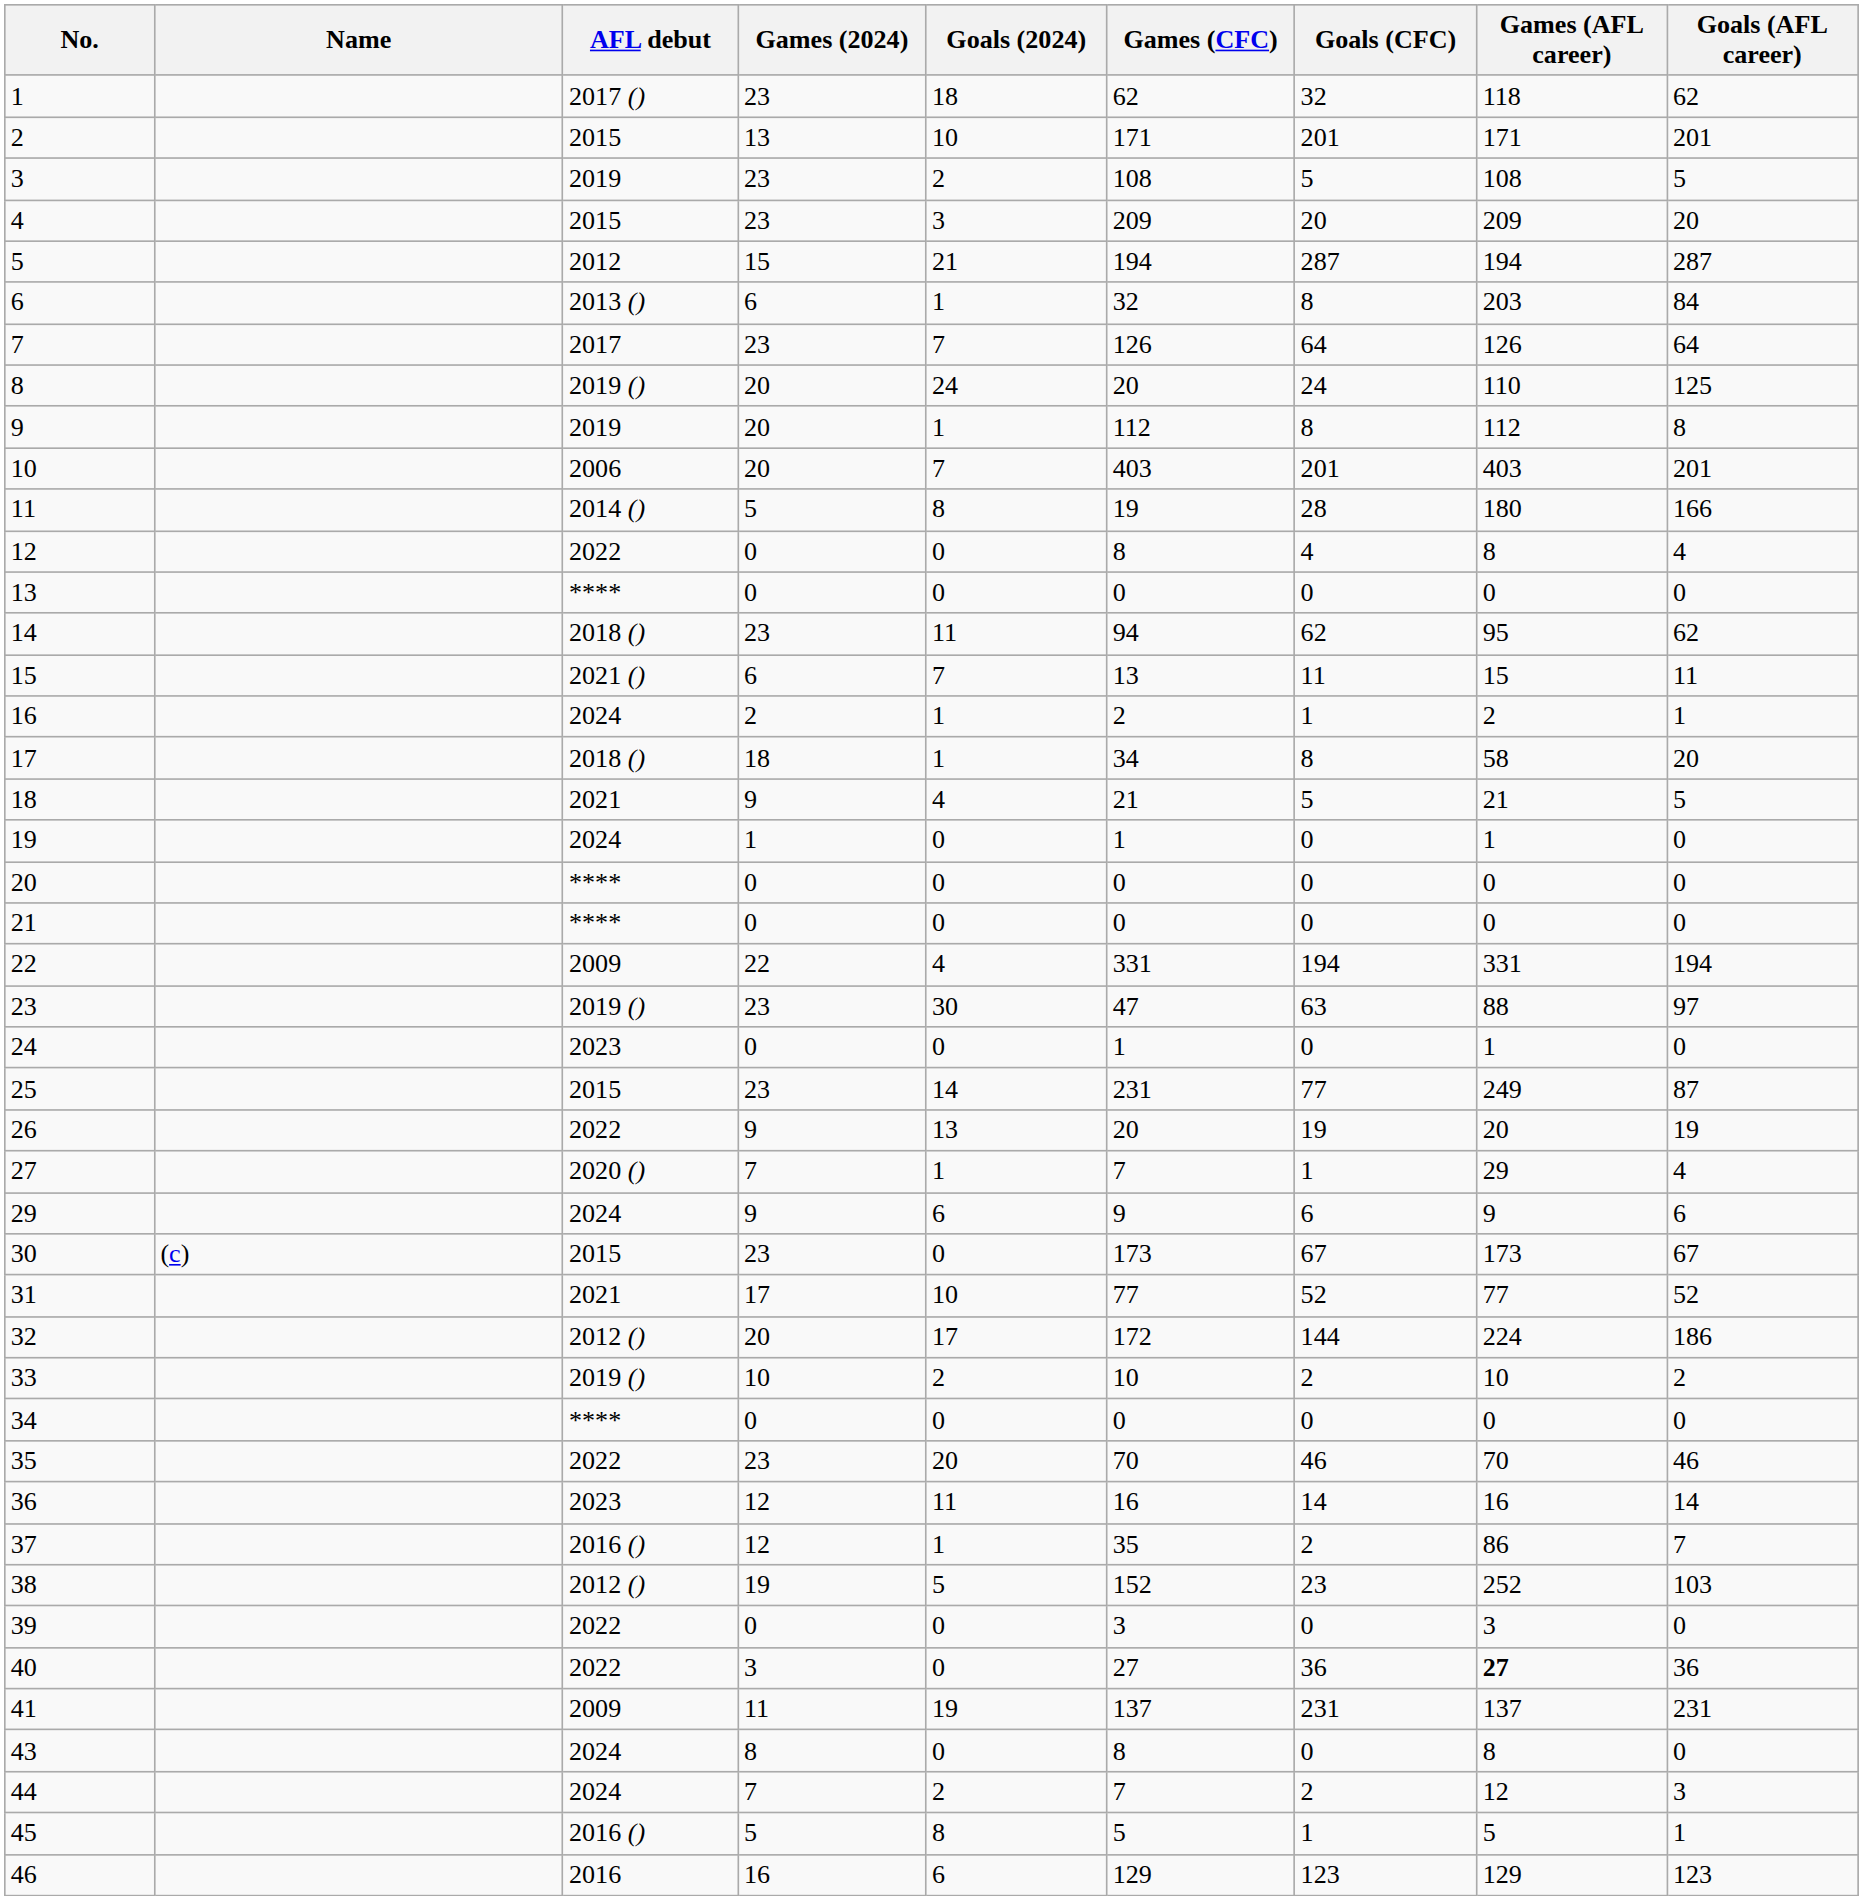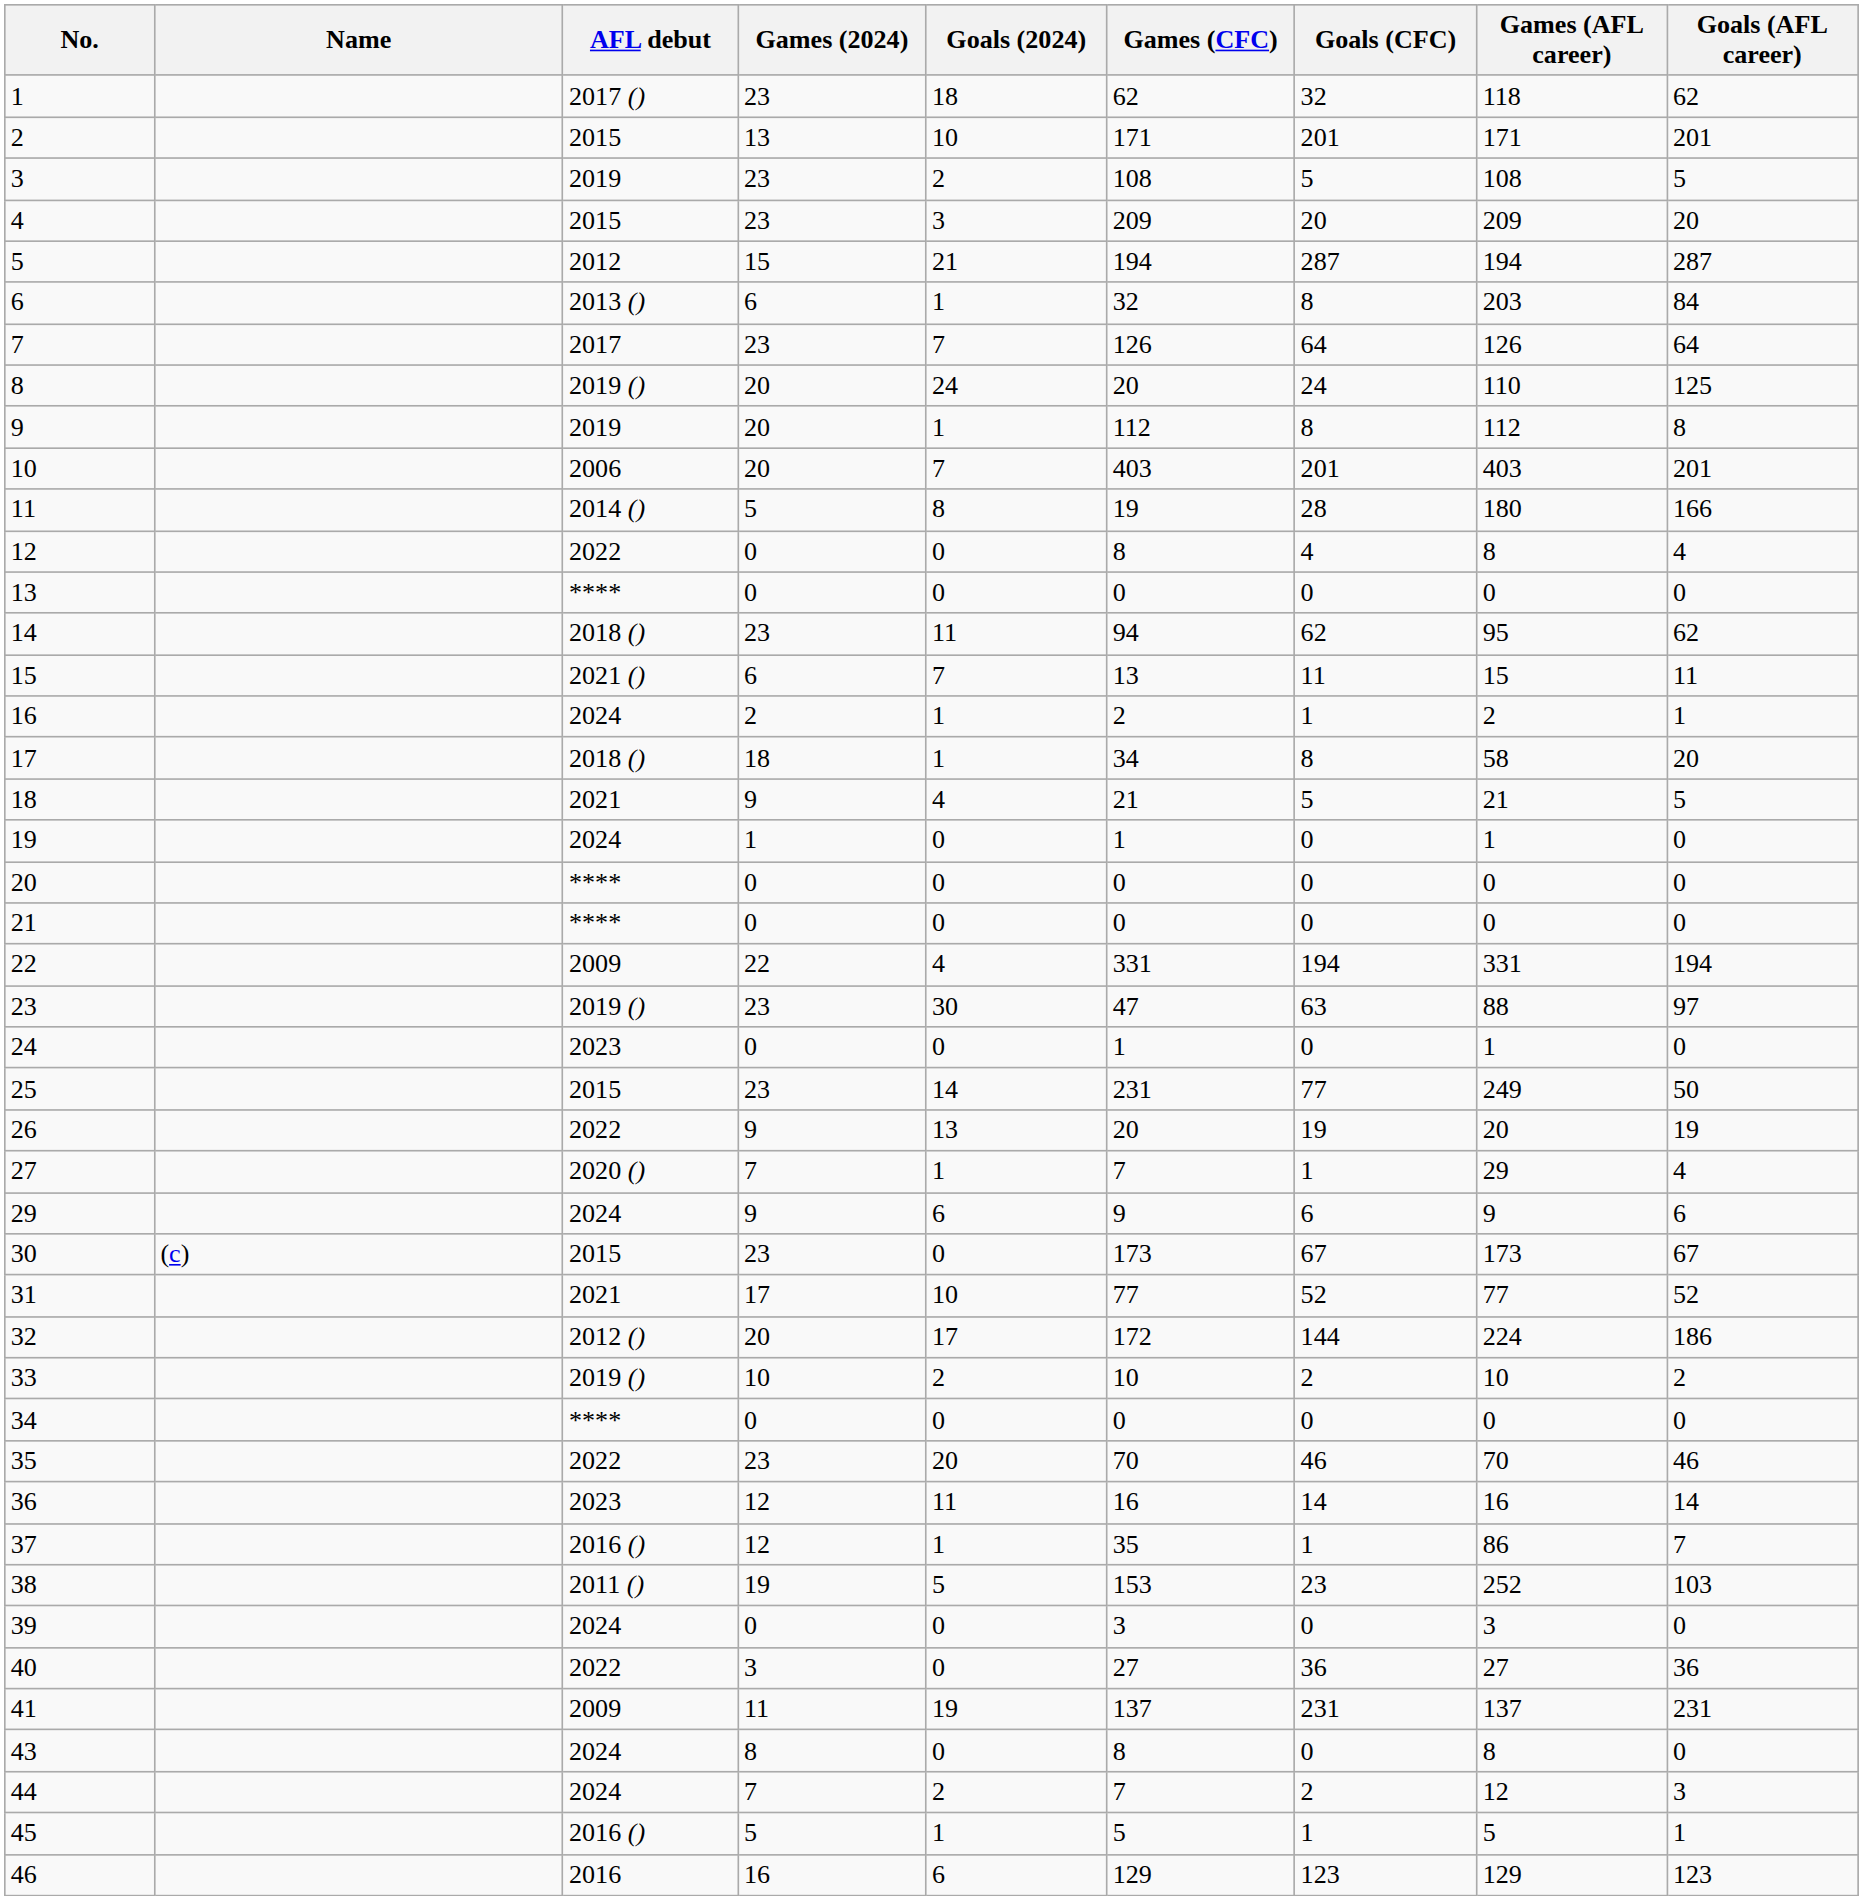(1686, 1088) 87 -> (1686, 1088) 50
(1307, 1543) 2 -> (1307, 1543) 1
(607, 1584) 2012 () -> (607, 1584) 2011 ()
(1132, 1584) 152 -> (1132, 1584) 153
(595, 1626) 2022 -> (595, 1626) 2024
(1496, 1667) bold -> (1496, 1667) normal
(938, 1833) 8 -> (938, 1833) 1
